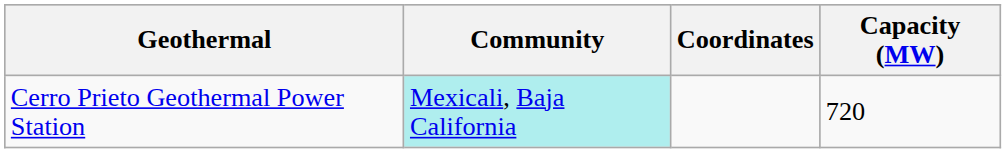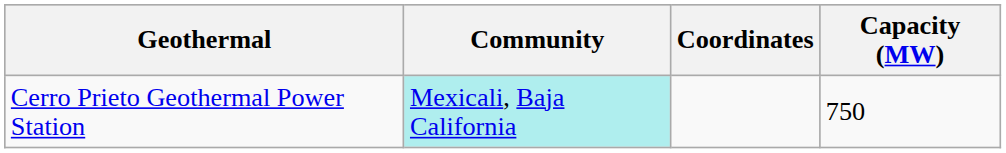(845, 111) 720 -> (845, 111) 750
